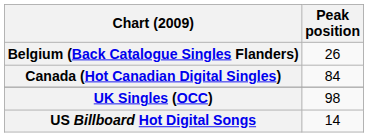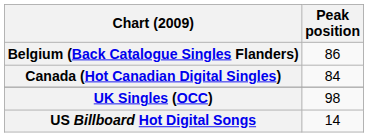(333, 53) 26 -> (333, 53) 86
